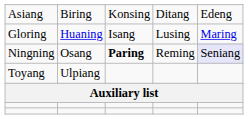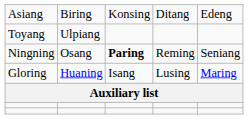rows swapped: (27, 34) <-> (26, 73)
(220, 53) lavender background -> (220, 53) no background
